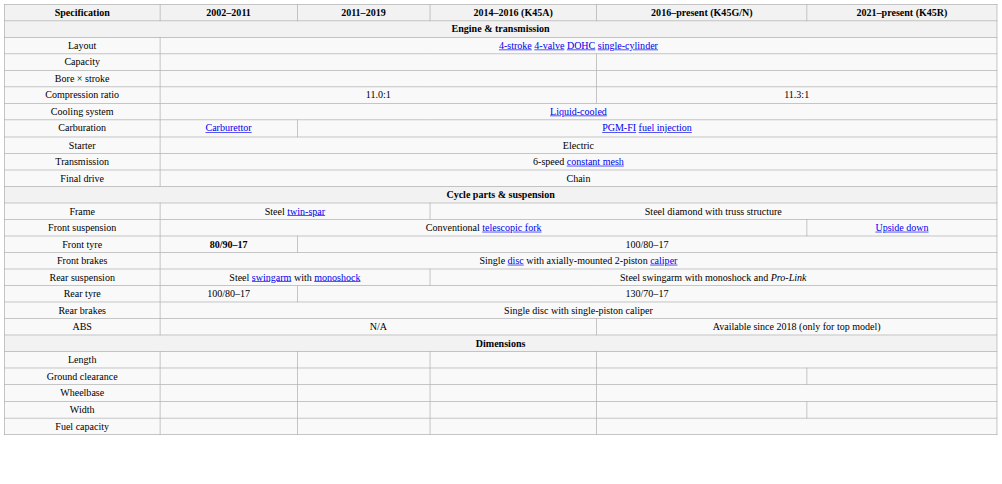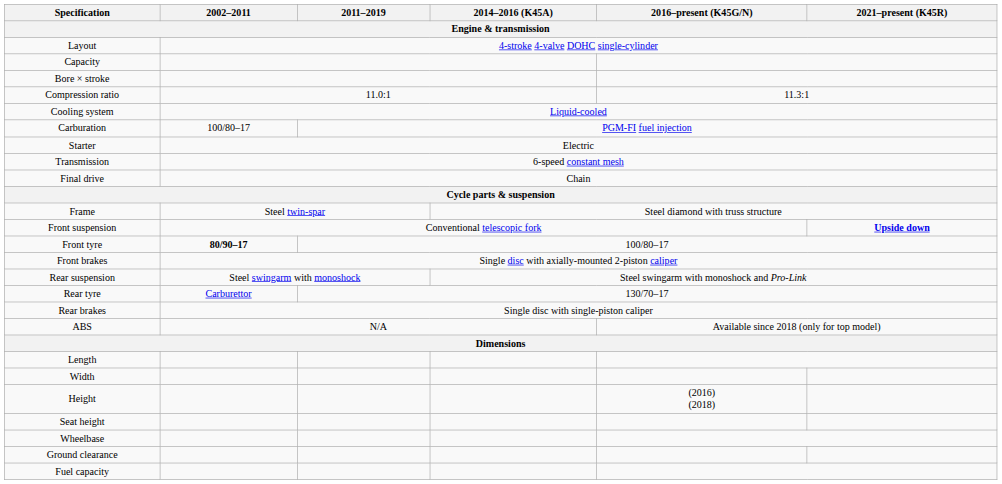(229, 128) Carburettor -> (229, 128) 100/80–17
(902, 227) normal -> (902, 227) bold
(229, 294) 100/80–17 -> (229, 294) Carburettor
rows swapped: (82, 409) <-> (82, 376)
+ row: (82, 399)
+ row: (82, 421)
